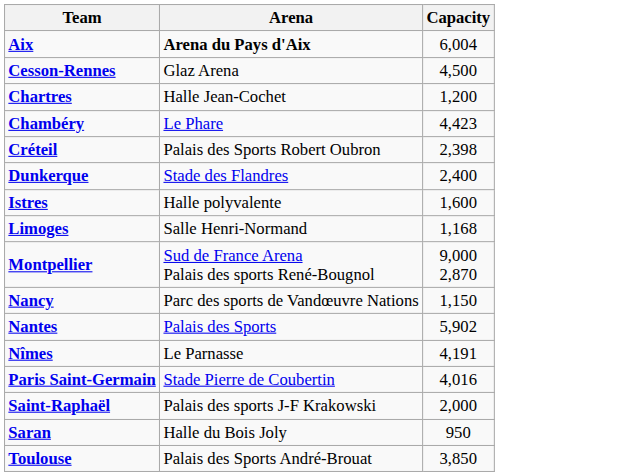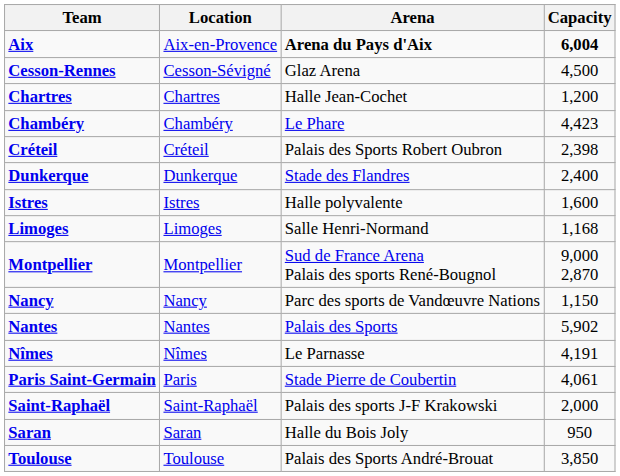+ column: (220, 17)
(458, 44) normal -> (580, 44) bold
(458, 379) 4,016 -> (580, 379) 4,061
